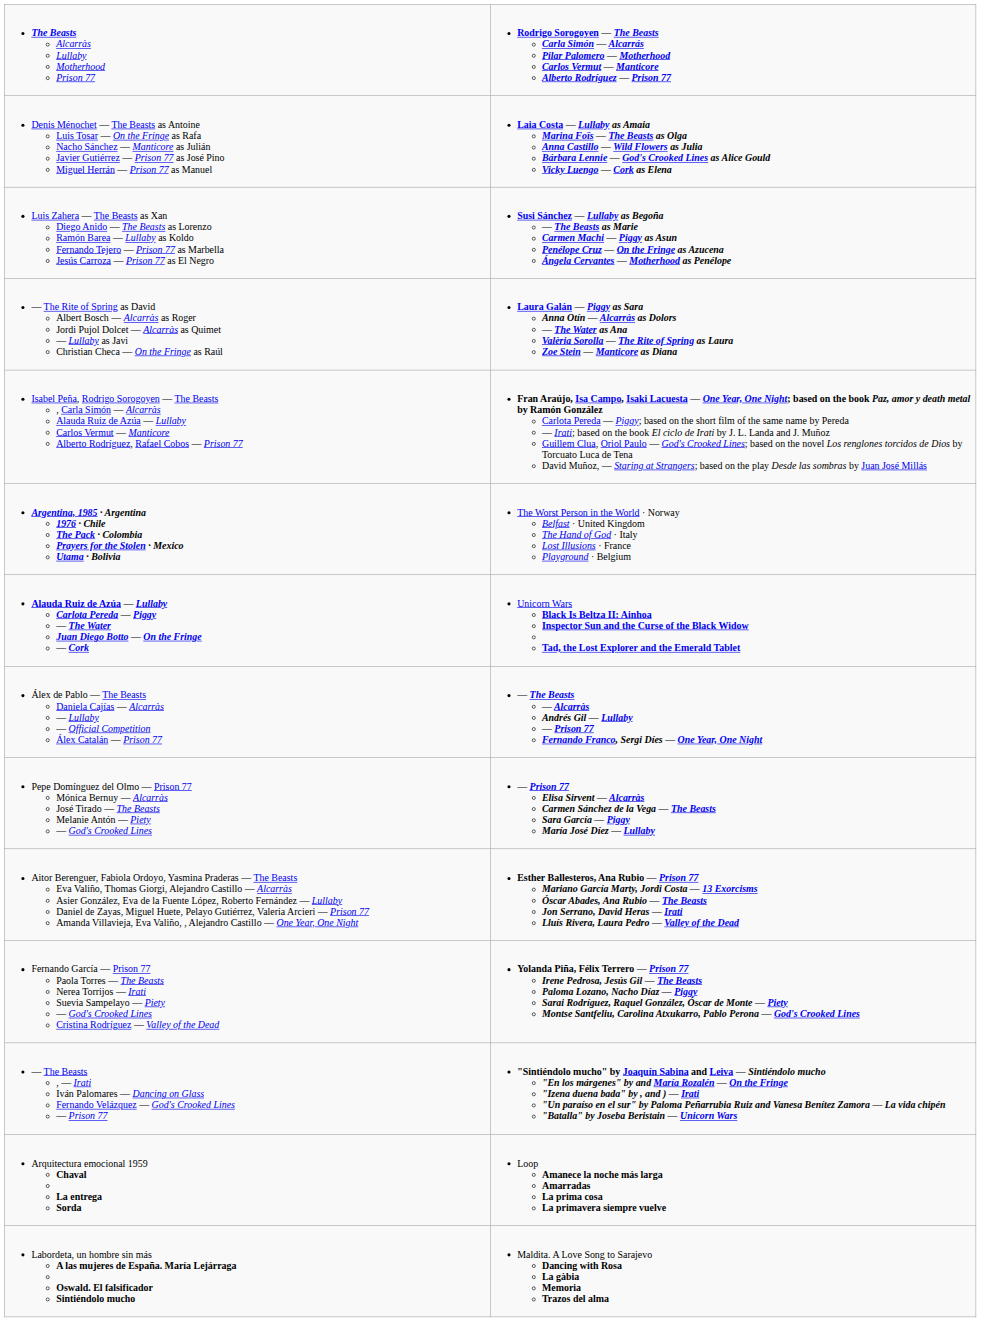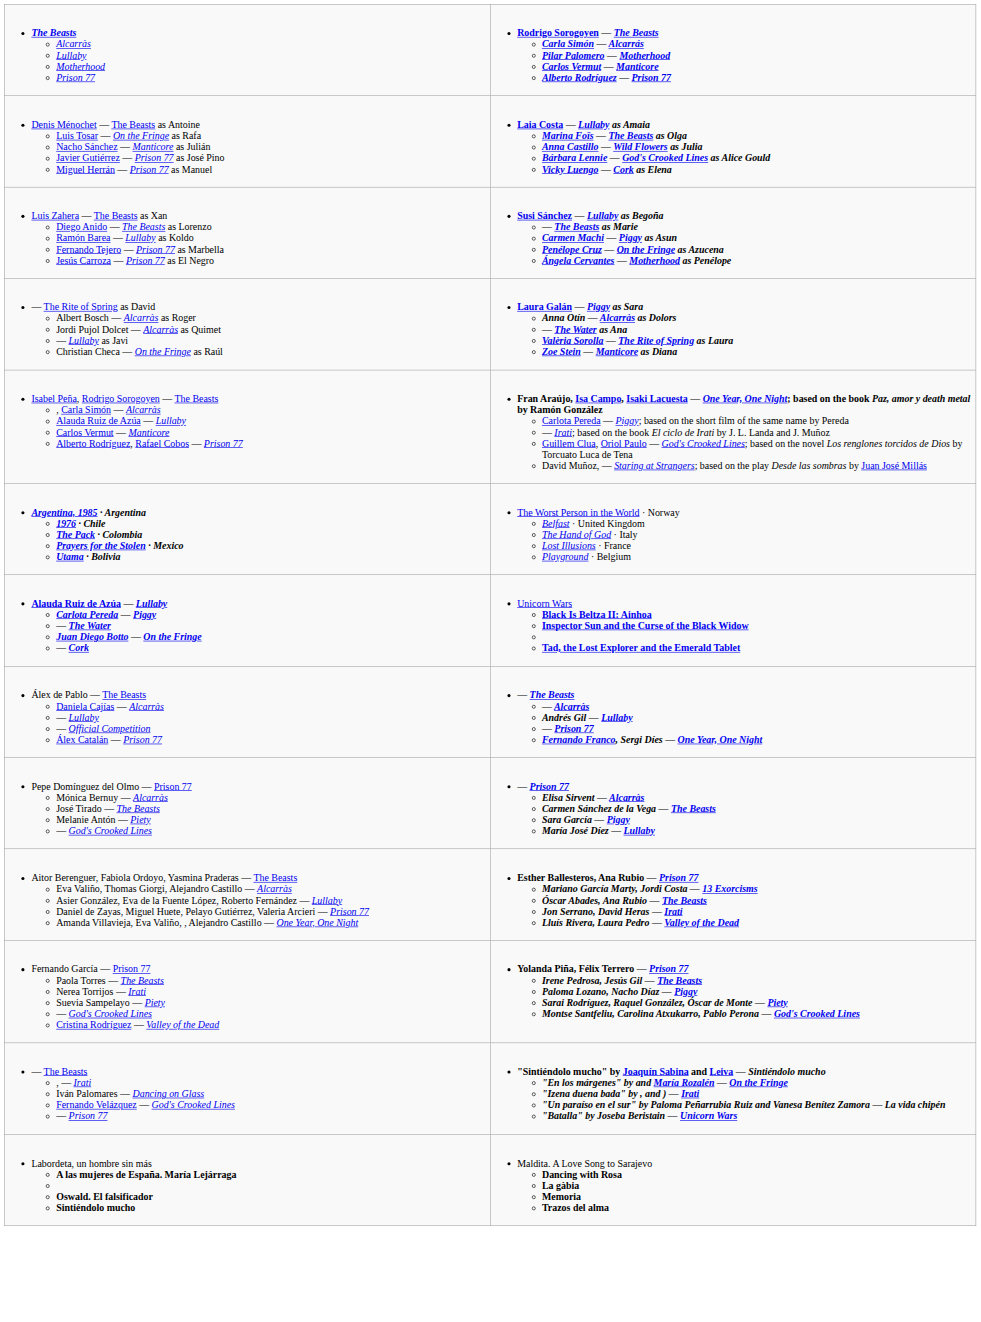- row: (247, 1186)
